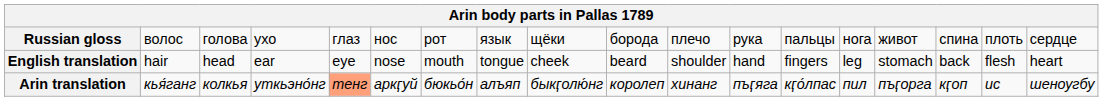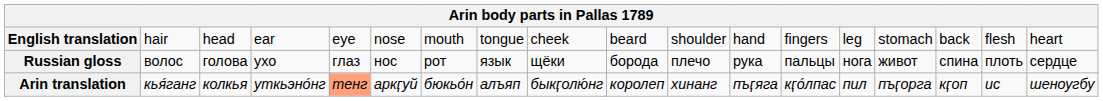rows swapped: (73, 38) <-> (73, 61)
